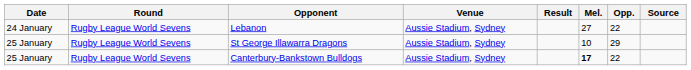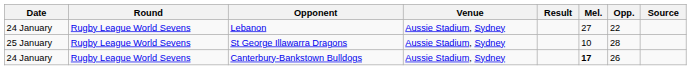(615, 42) 29 -> (615, 42) 28
(29, 57) 25 January -> (29, 57) 24 January
(615, 57) 22 -> (615, 57) 26
